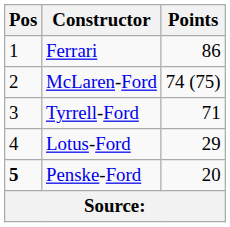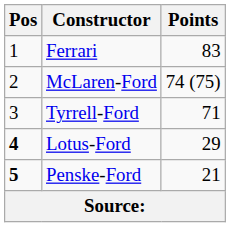(211, 51) 86 -> (211, 51) 83
(14, 144) normal -> (14, 144) bold
(211, 175) 20 -> (211, 175) 21
